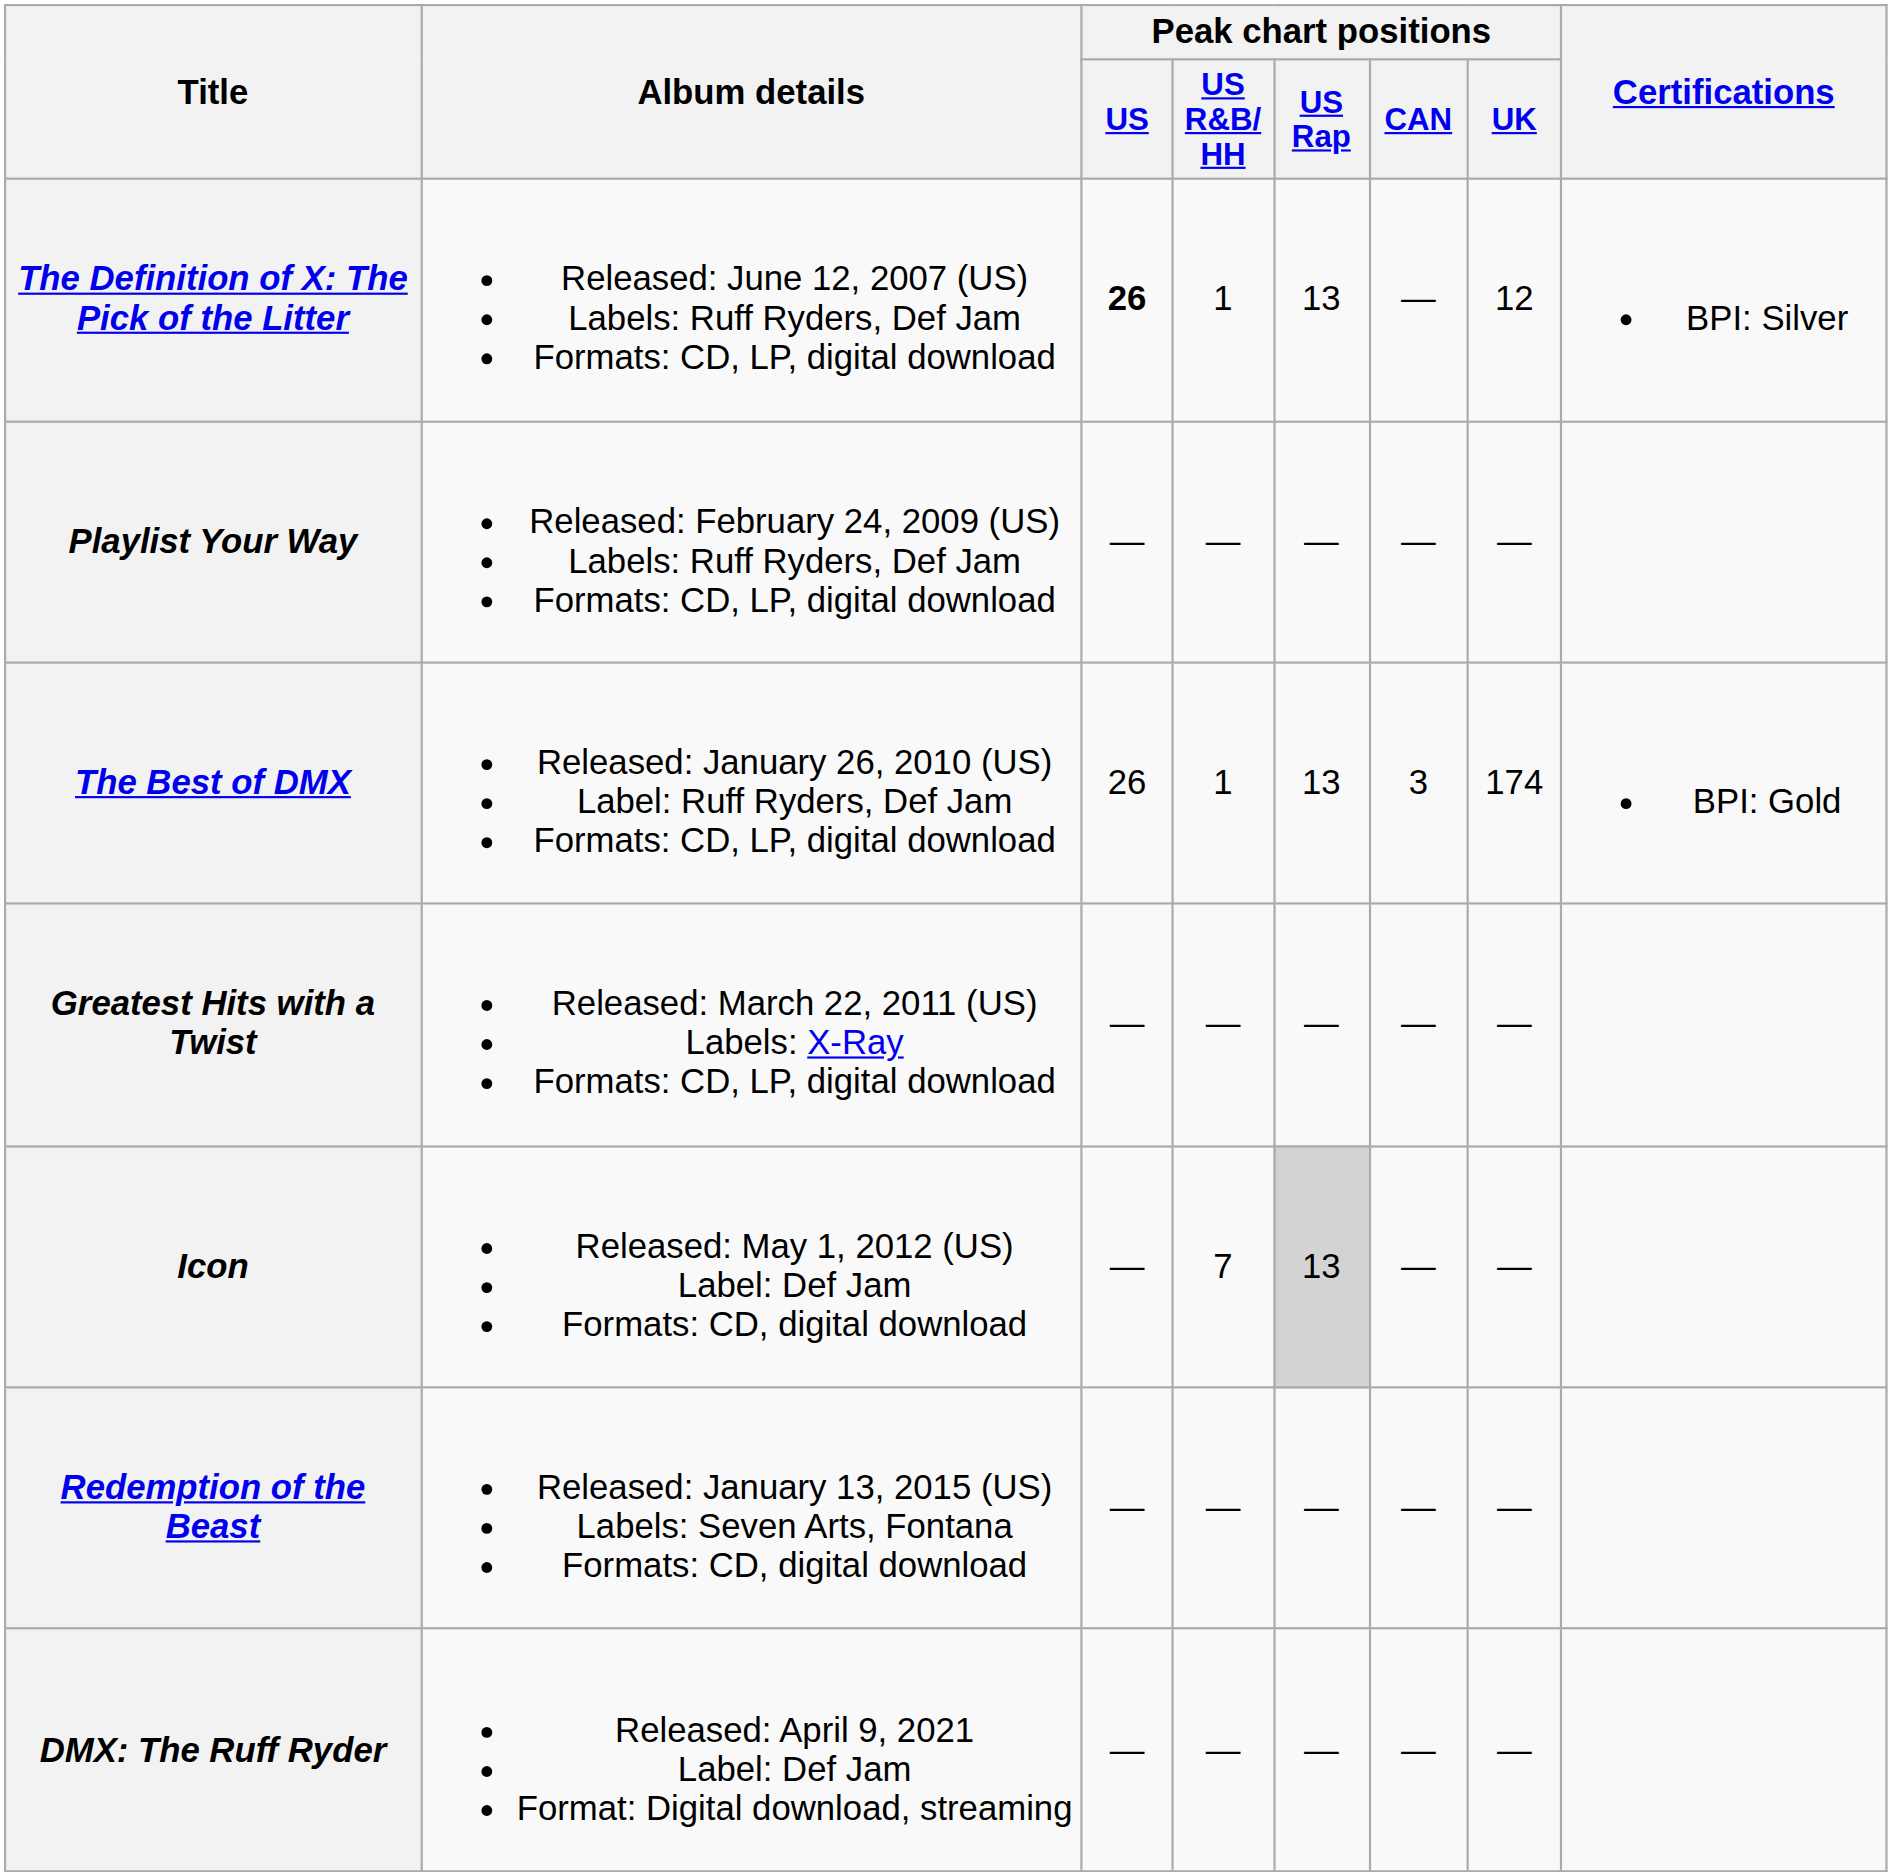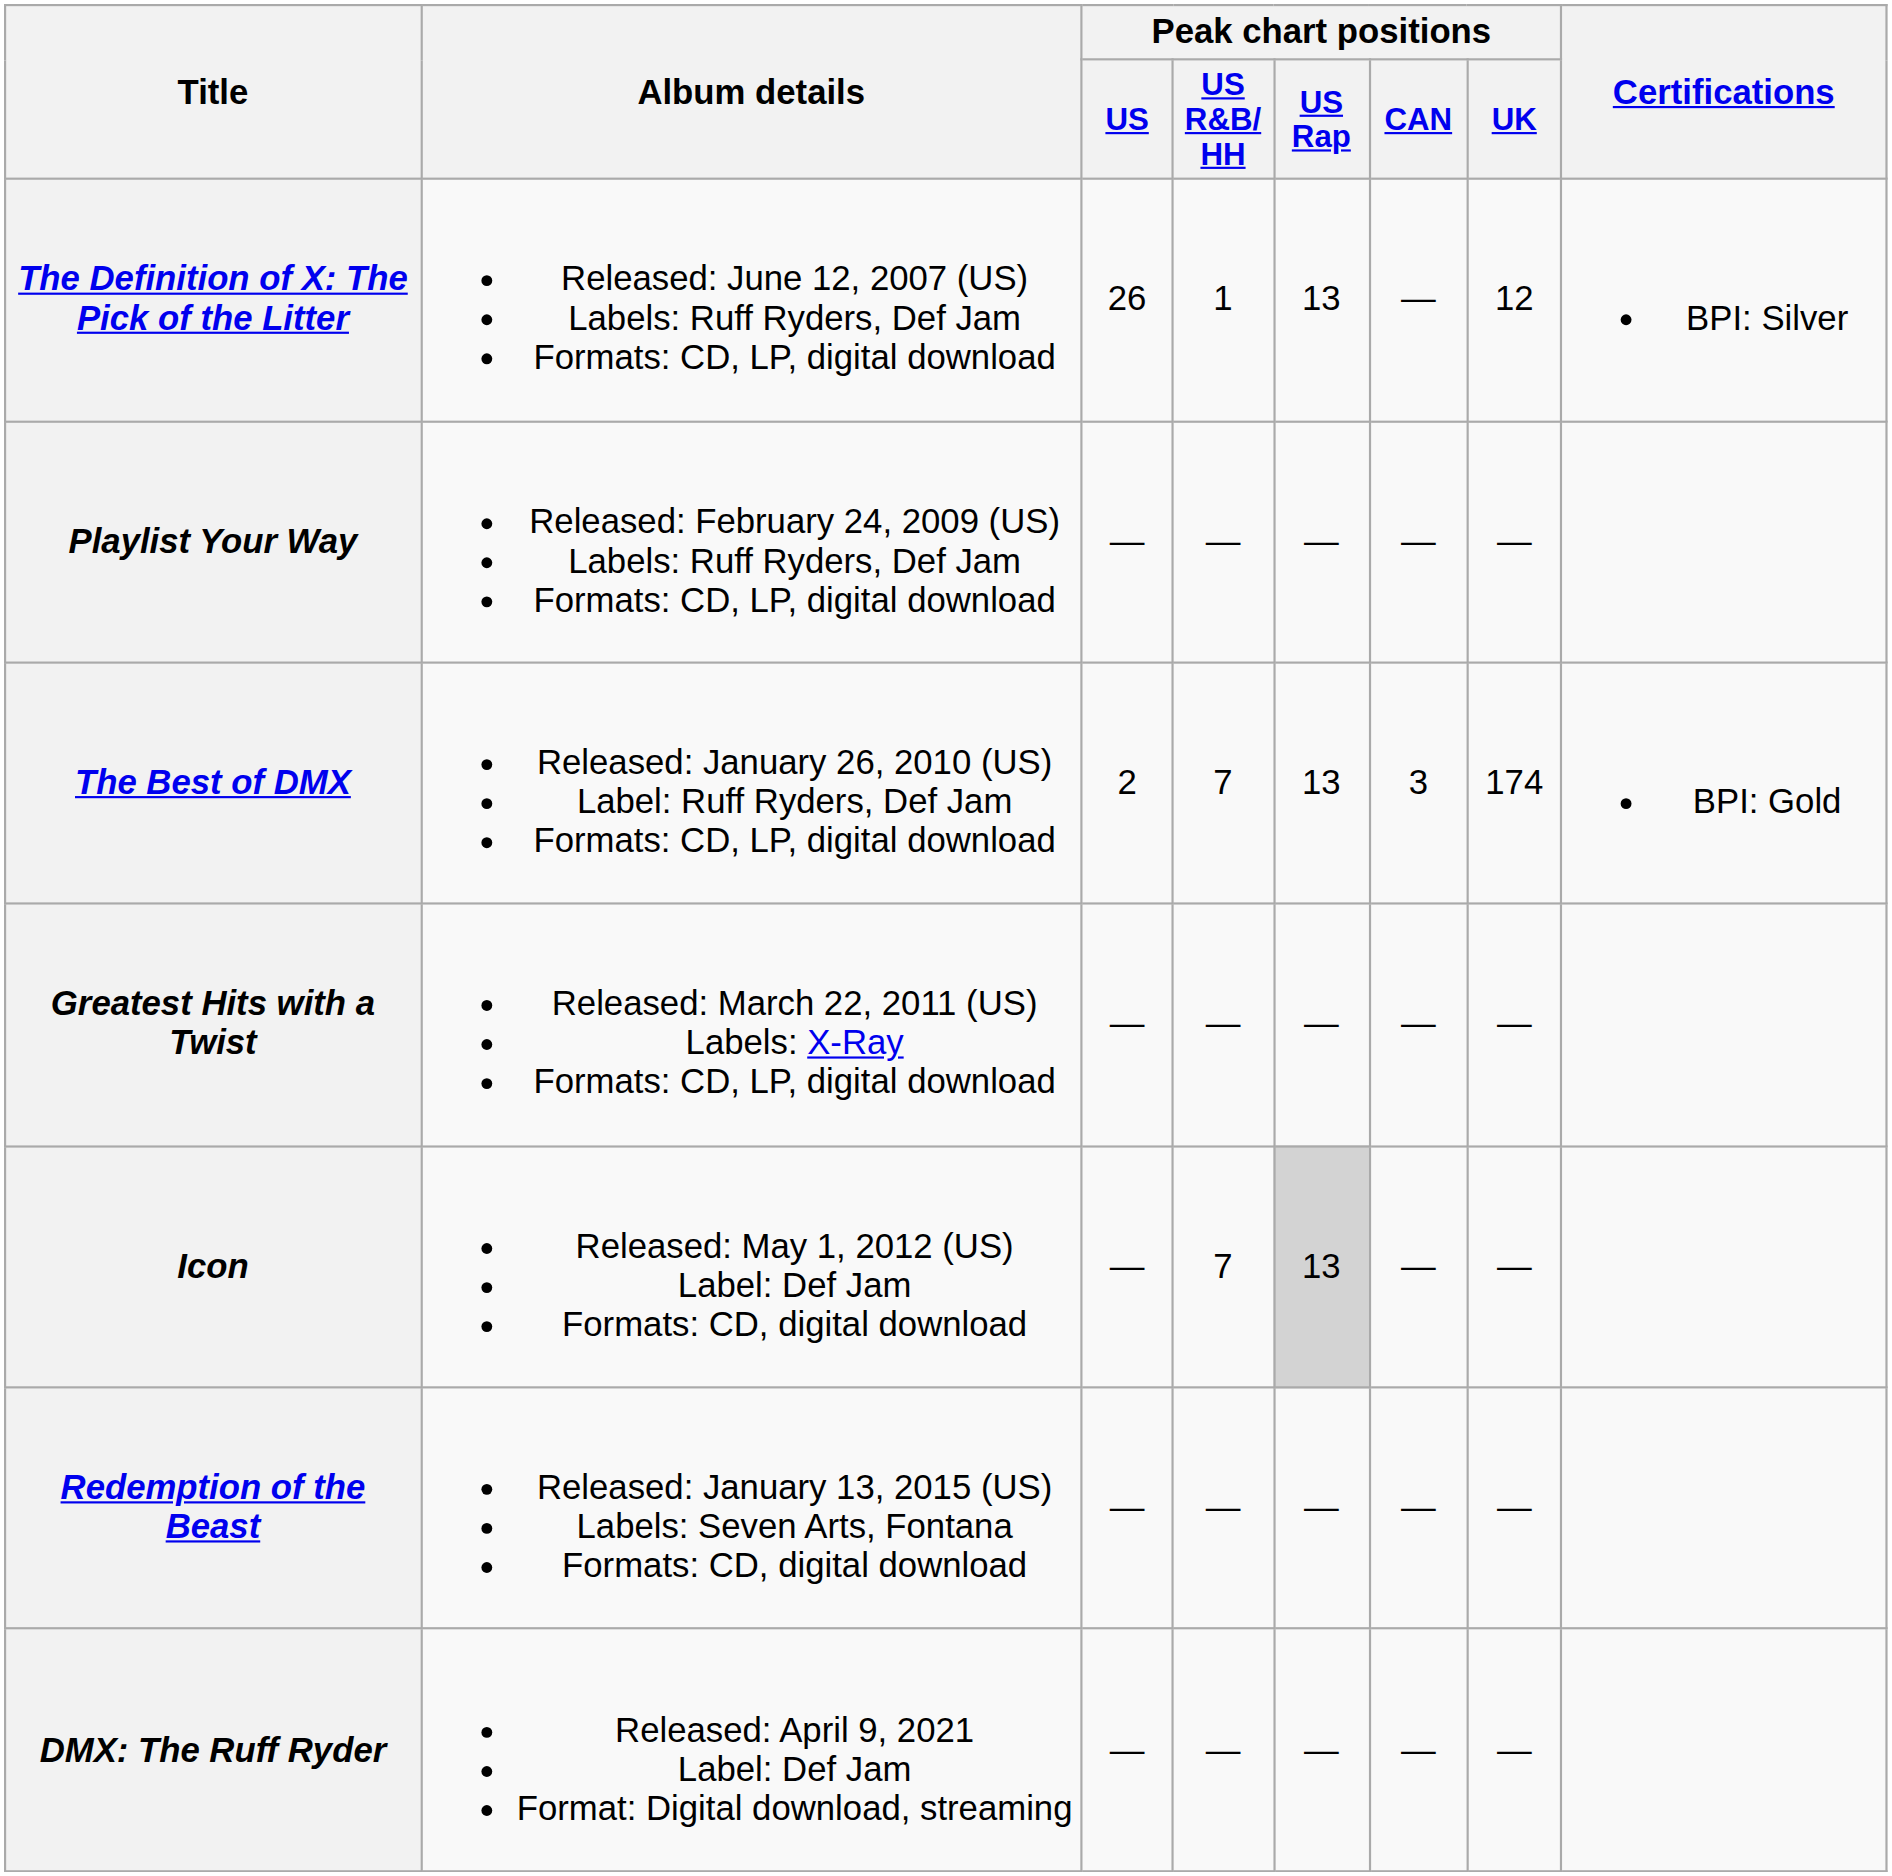(1127, 299) bold -> (1127, 299) normal
(1127, 782) 26 -> (1127, 782) 2
(1223, 782) 1 -> (1223, 782) 7
